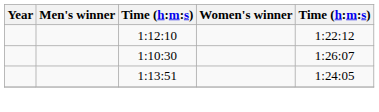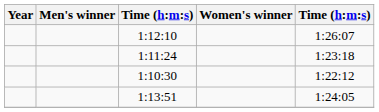(335, 35) 1:22:12 -> (335, 35) 1:26:07
+ row: (157, 55)
(335, 55) 1:26:07 -> (335, 76) 1:22:12
